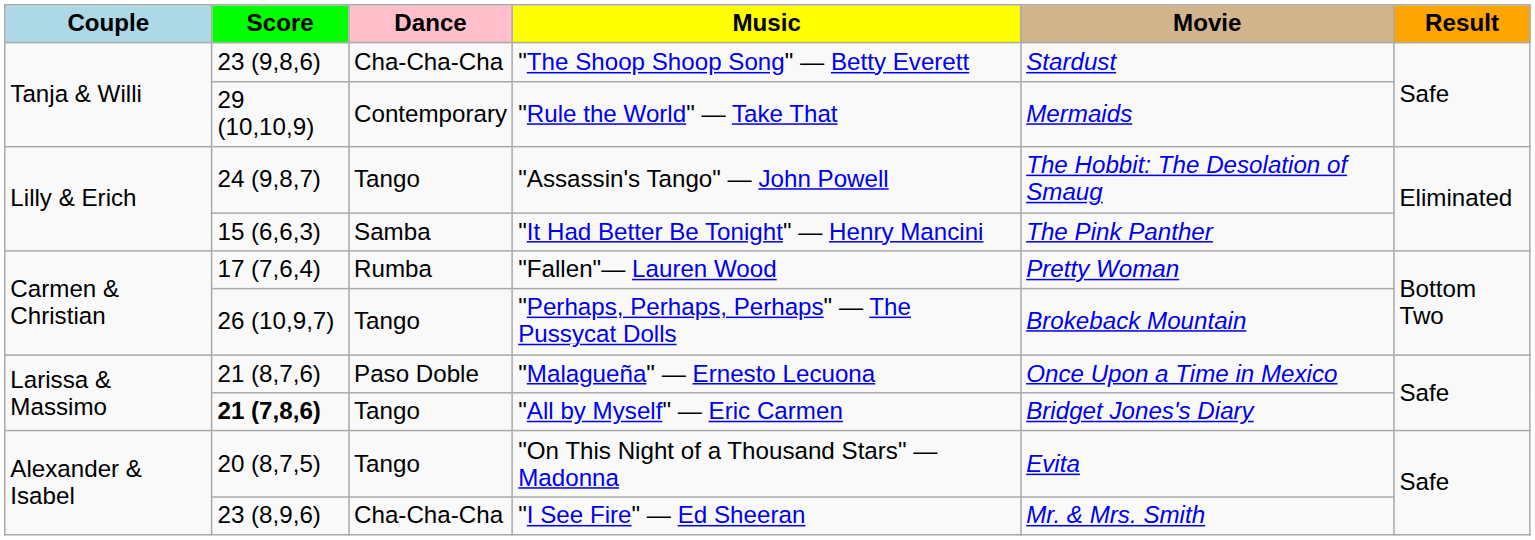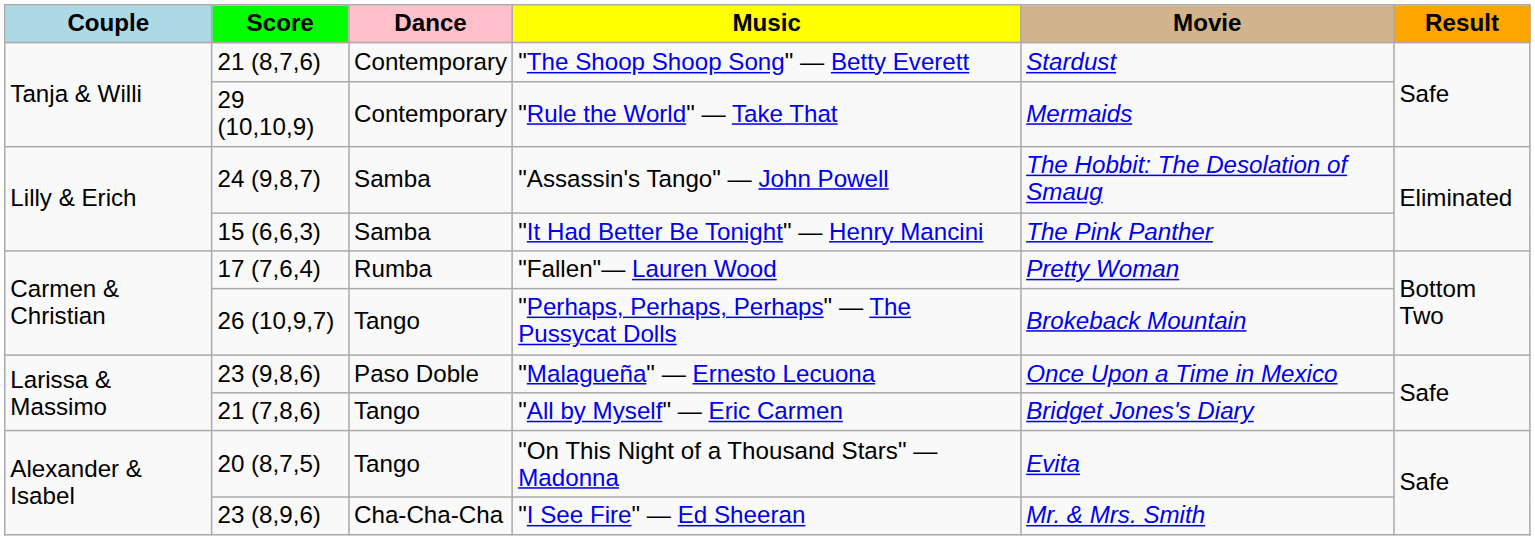(269, 61) 23 (9,8,6) -> (269, 61) 21 (8,7,6)
(429, 61) Cha-Cha-Cha -> (431, 61) Contemporary
(387, 179) Tango -> (392, 179) Samba
(269, 373) 21 (8,7,6) -> (269, 373) 23 (9,8,6)
(269, 411) bold -> (269, 411) normal
